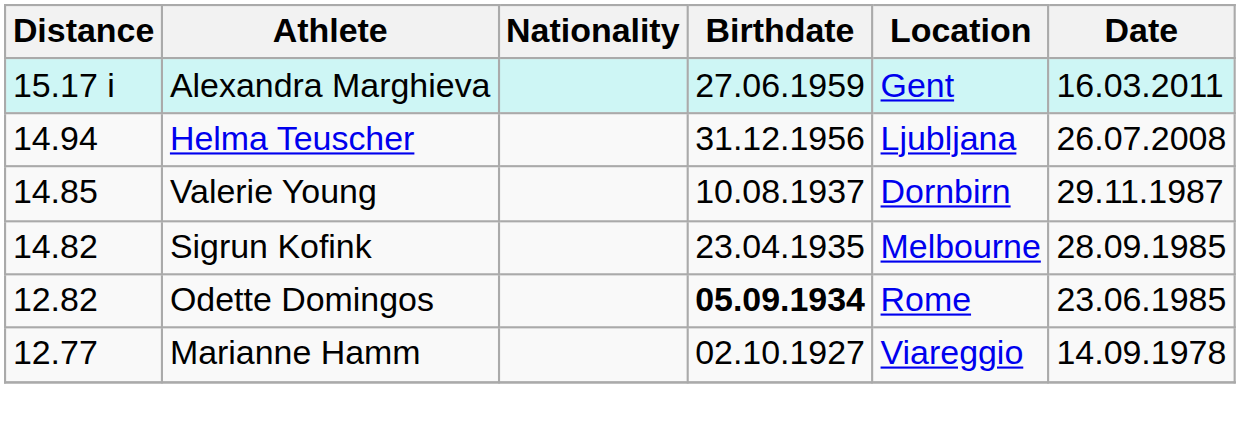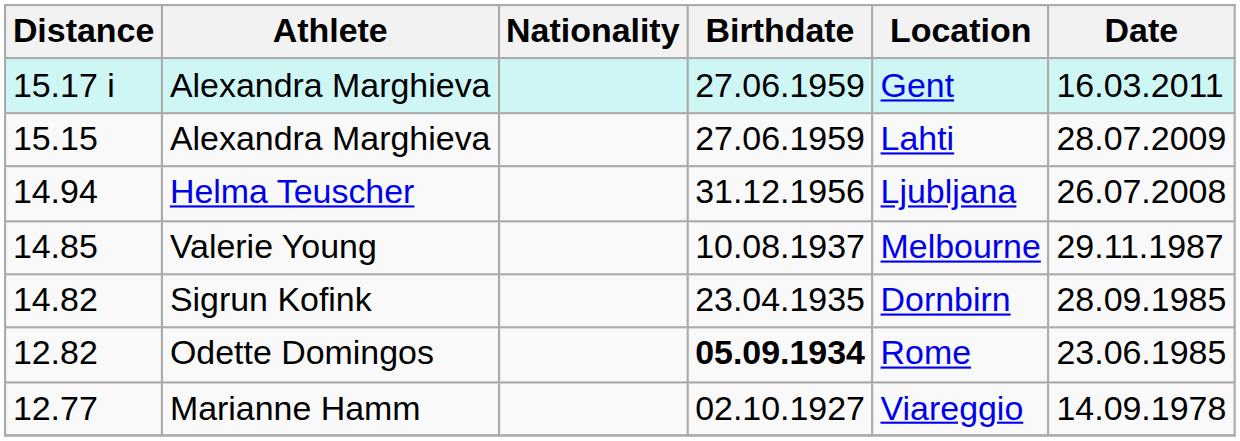+ row: (55, 138)
(946, 192) Dornbirn -> (961, 246) Melbourne
(961, 246) Melbourne -> (946, 300) Dornbirn
